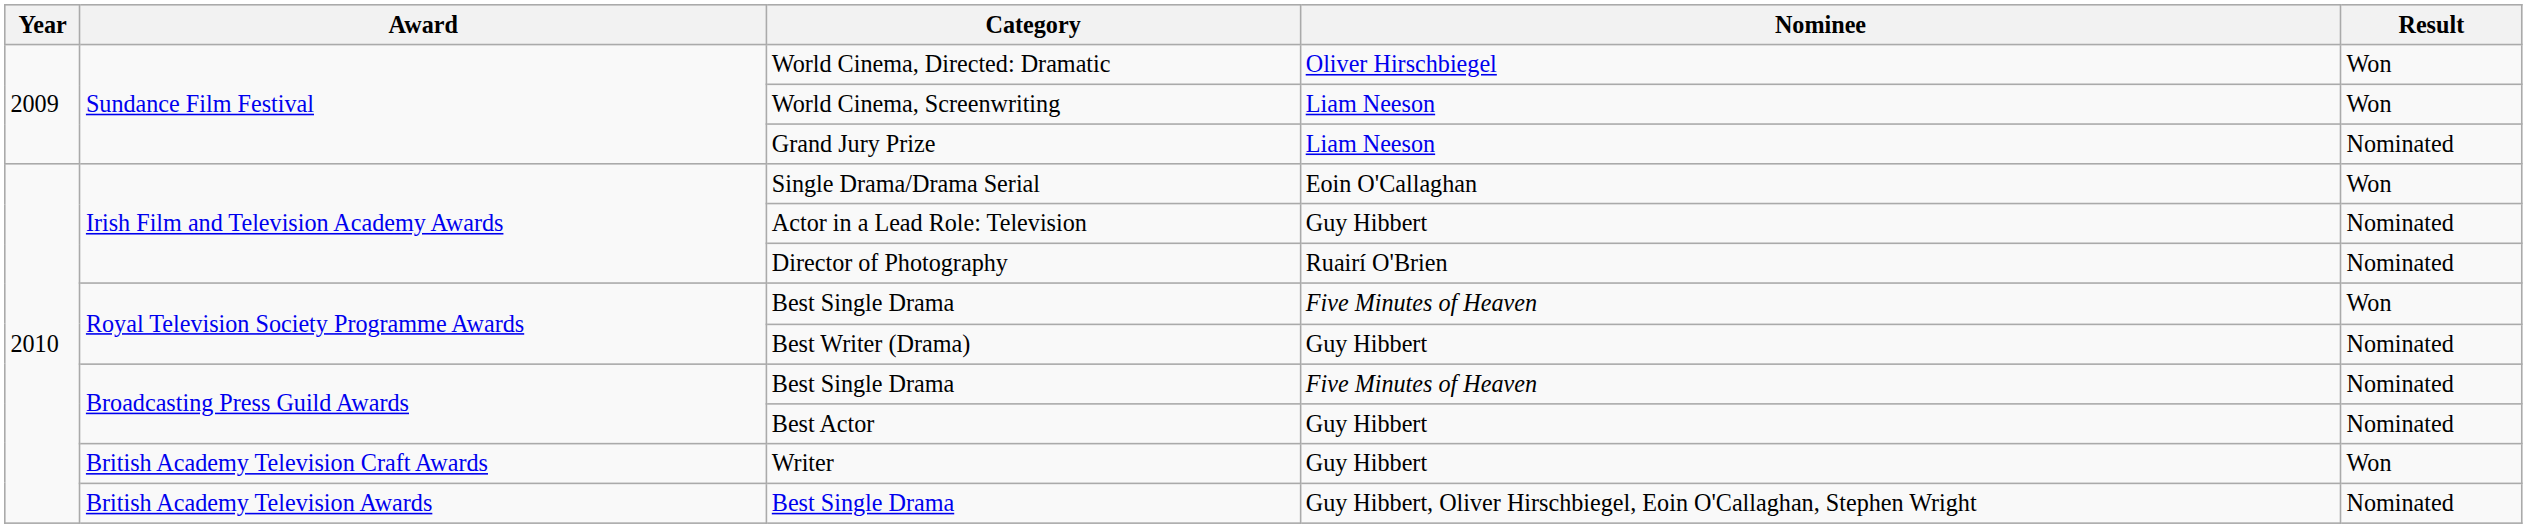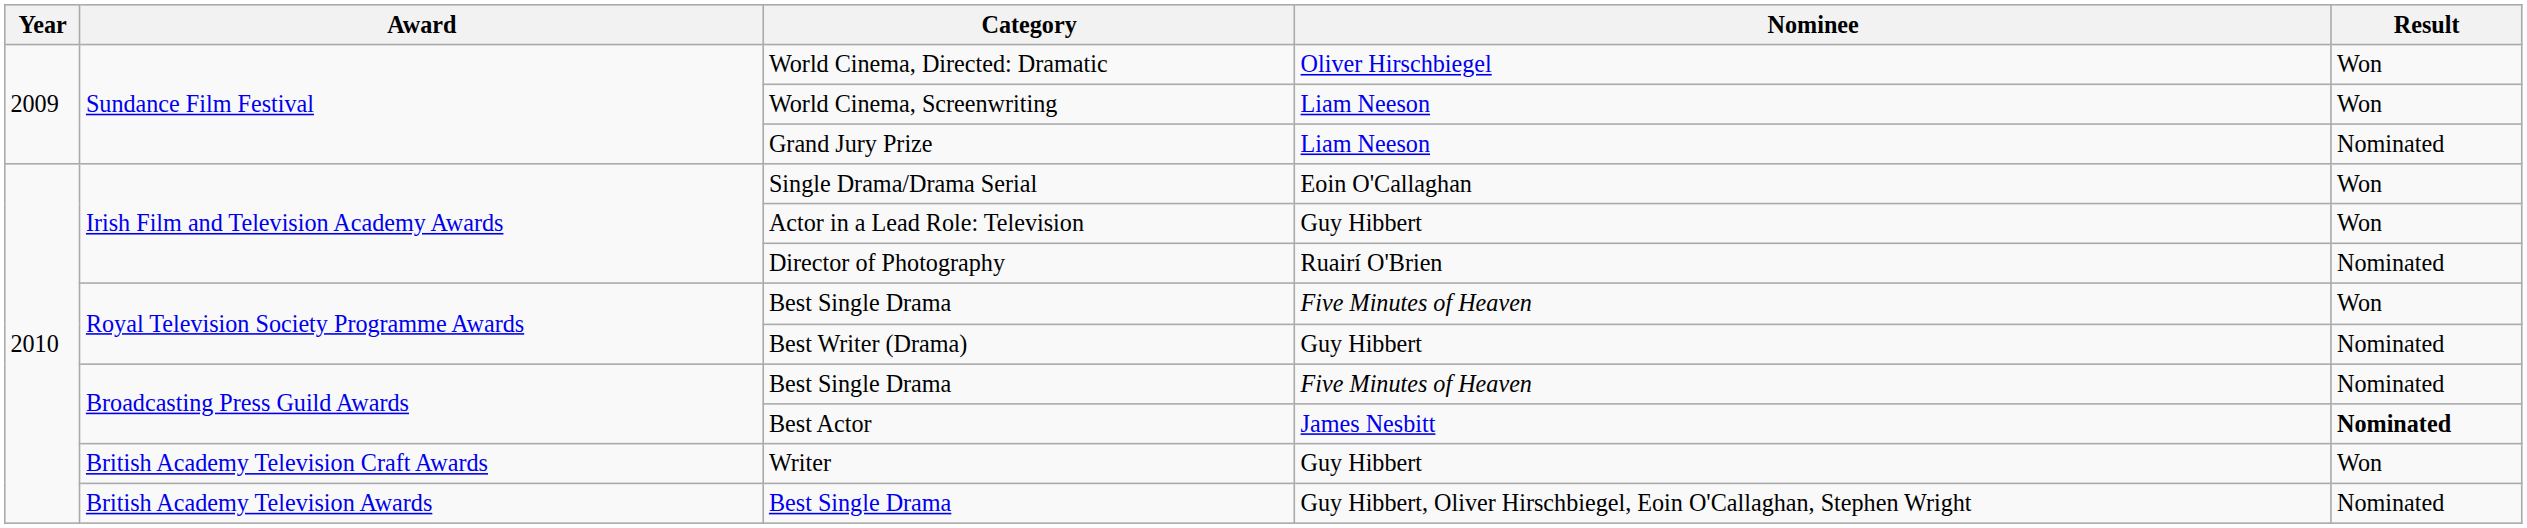(2400, 223) Nominated -> (2360, 223) Won
(1366, 423) Guy Hibbert -> (1368, 423) James Nesbitt
(2400, 423) normal -> (2394, 423) bold
